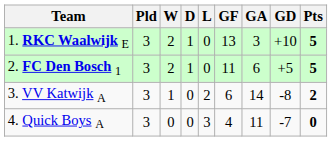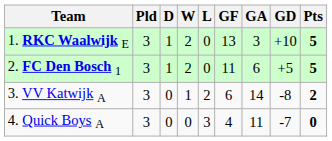columns swapped: (171, 16) <-> (190, 16)
